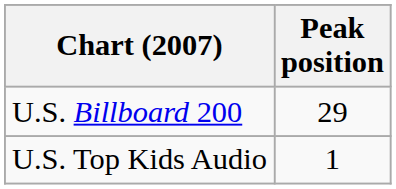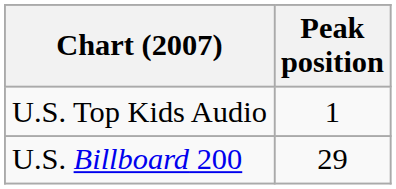rows swapped: (127, 111) <-> (139, 159)
